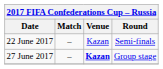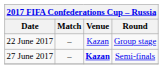(135, 41) Semi-finals -> (135, 41) Group stage
(135, 56) Group stage -> (135, 56) Semi-finals
